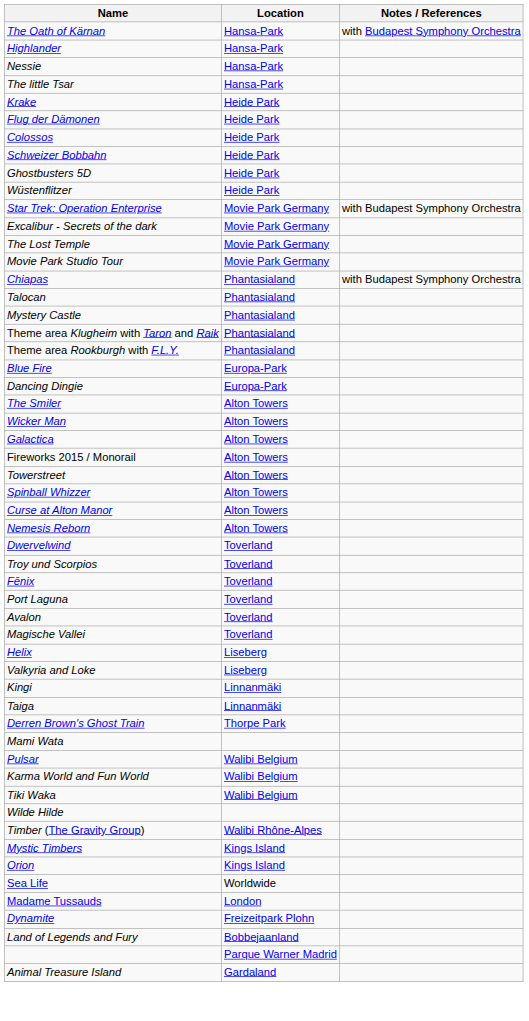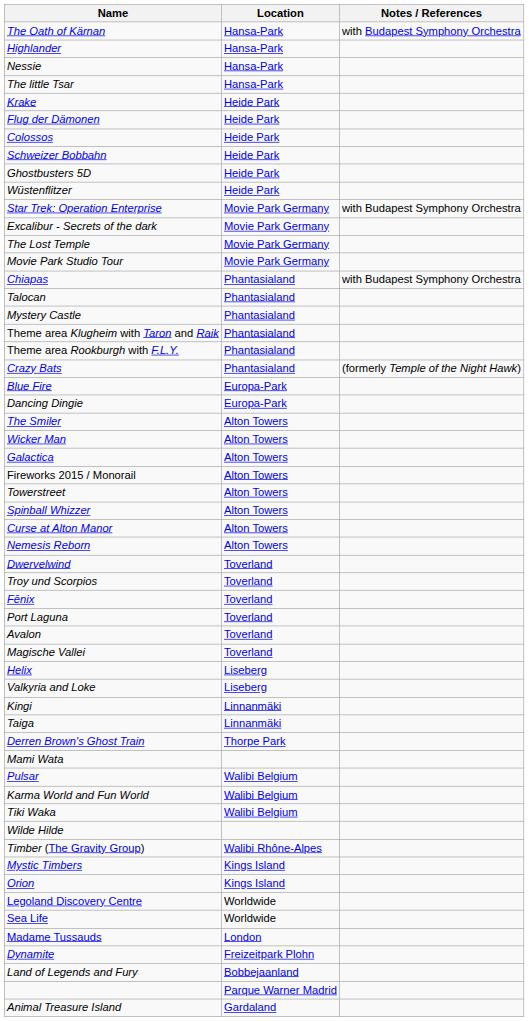+ row: (34, 368)
+ row: (74, 901)
